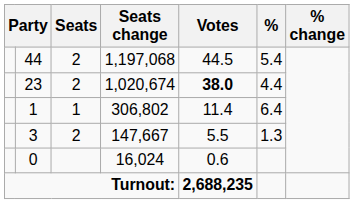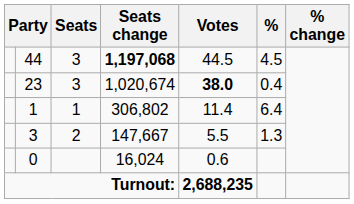(76, 60) 2 -> (76, 60) 3
(140, 60) normal -> (140, 60) bold
(271, 60) 5.4 -> (271, 60) 4.5
(76, 85) 2 -> (76, 85) 3
(271, 85) 4.4 -> (271, 85) 0.4
